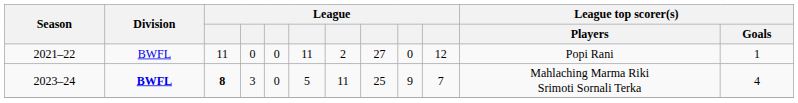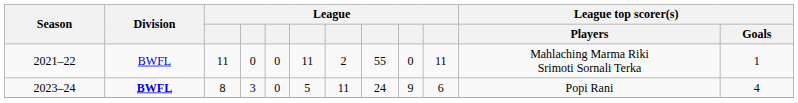(379, 54) 27 -> (380, 61) 55
(441, 54) 12 -> (441, 61) 11
(590, 54) Popi Rani -> (589, 61) Mahlaching Marma Riki Srimoti Sornali Terka
(222, 81) bold -> (223, 88) normal
(379, 81) 25 -> (380, 88) 24
(441, 81) 7 -> (441, 88) 6
(590, 81) Mahlaching Marma Riki Srimoti Sornali Terka -> (589, 88) Popi Rani
